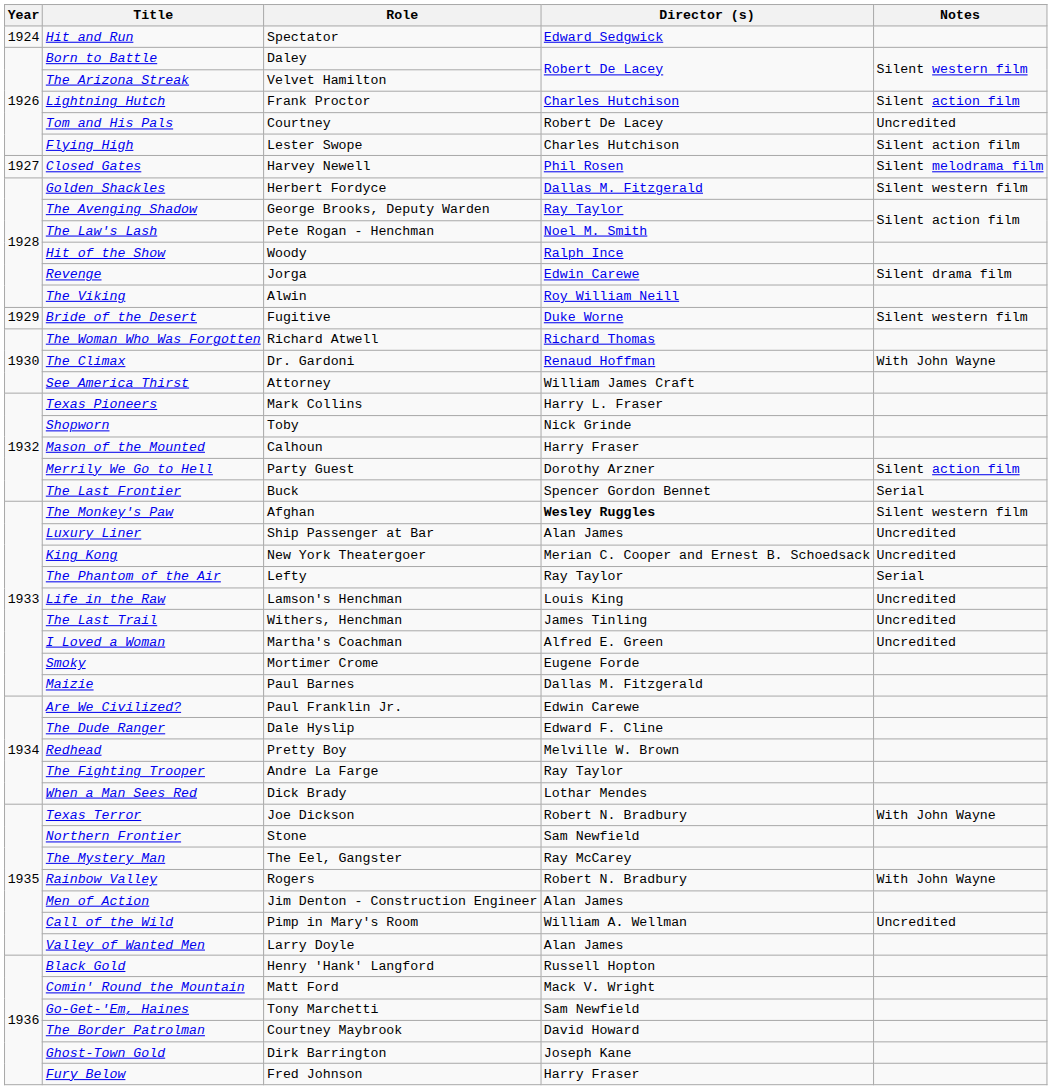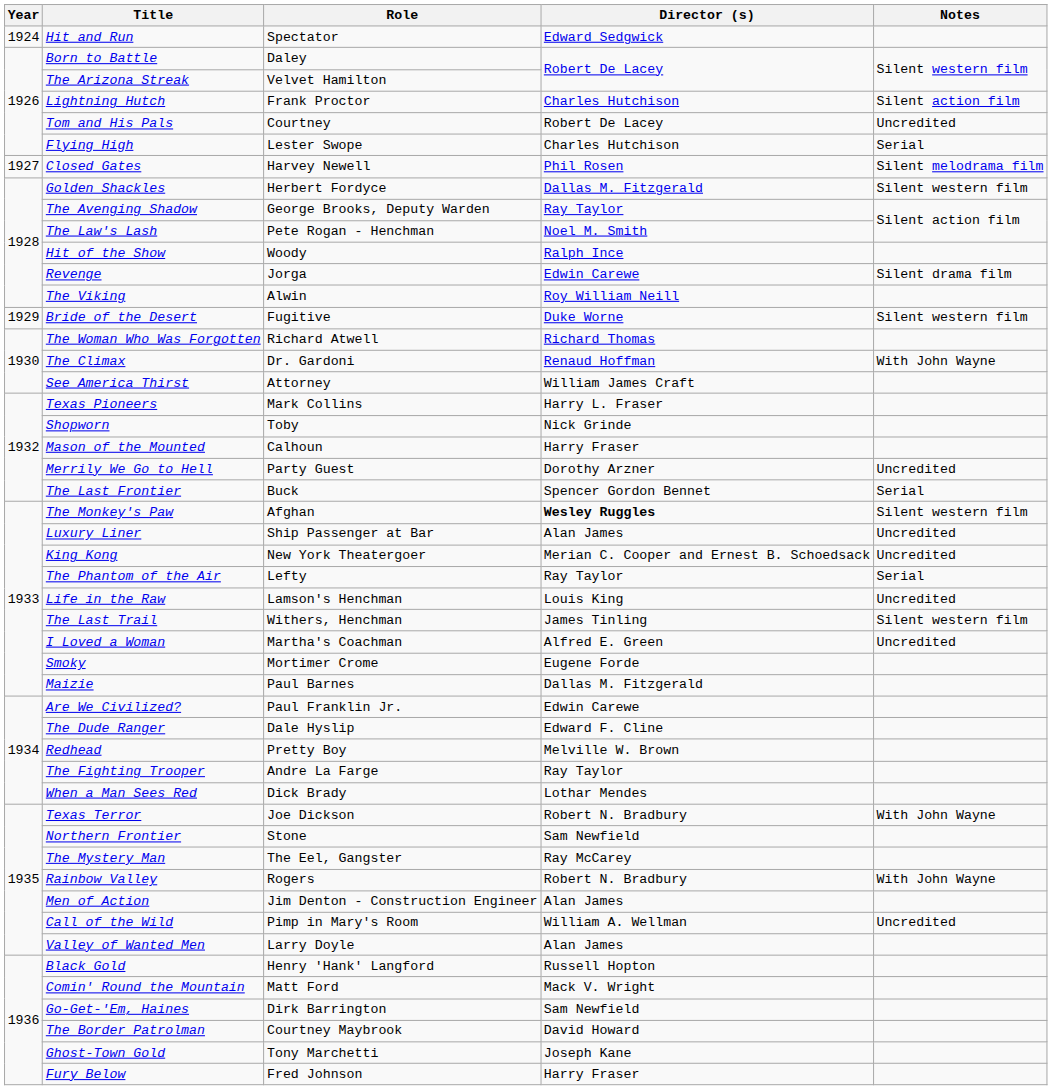(948, 145) Silent action film -> (900, 145) Serial
(948, 469) Silent action film -> (916, 469) Uncredited
(916, 620) Uncredited -> (952, 620) Silent western film
(323, 1009) Tony Marchetti -> (327, 1009) Dirk Barrington
(327, 1053) Dirk Barrington -> (323, 1053) Tony Marchetti
